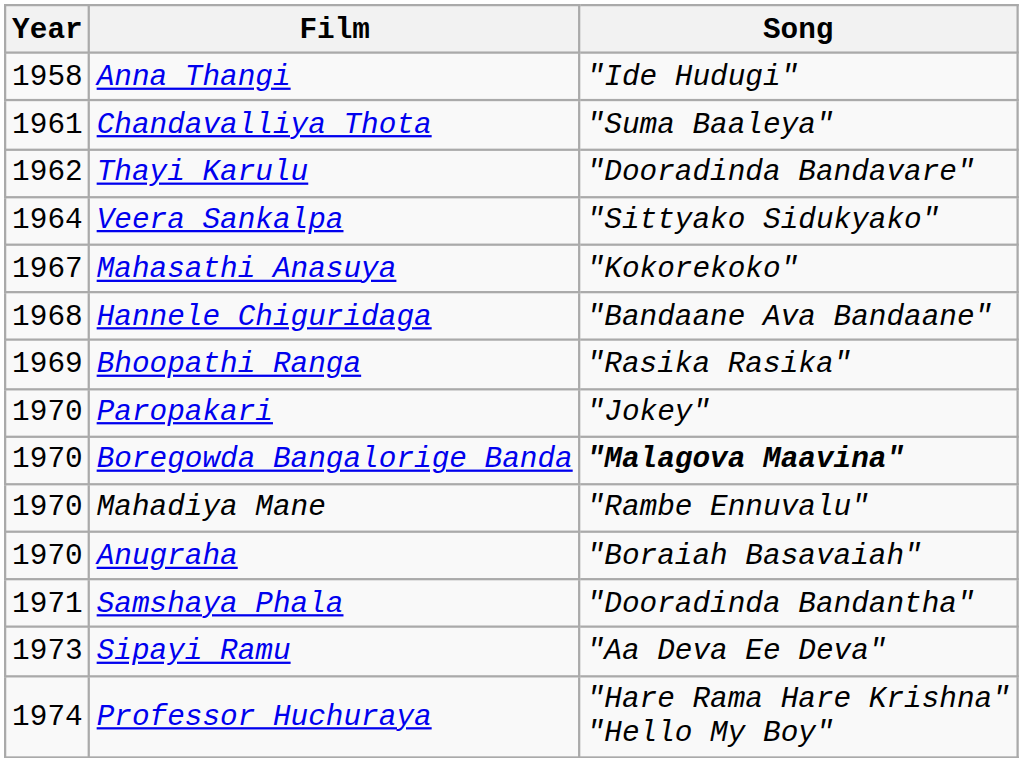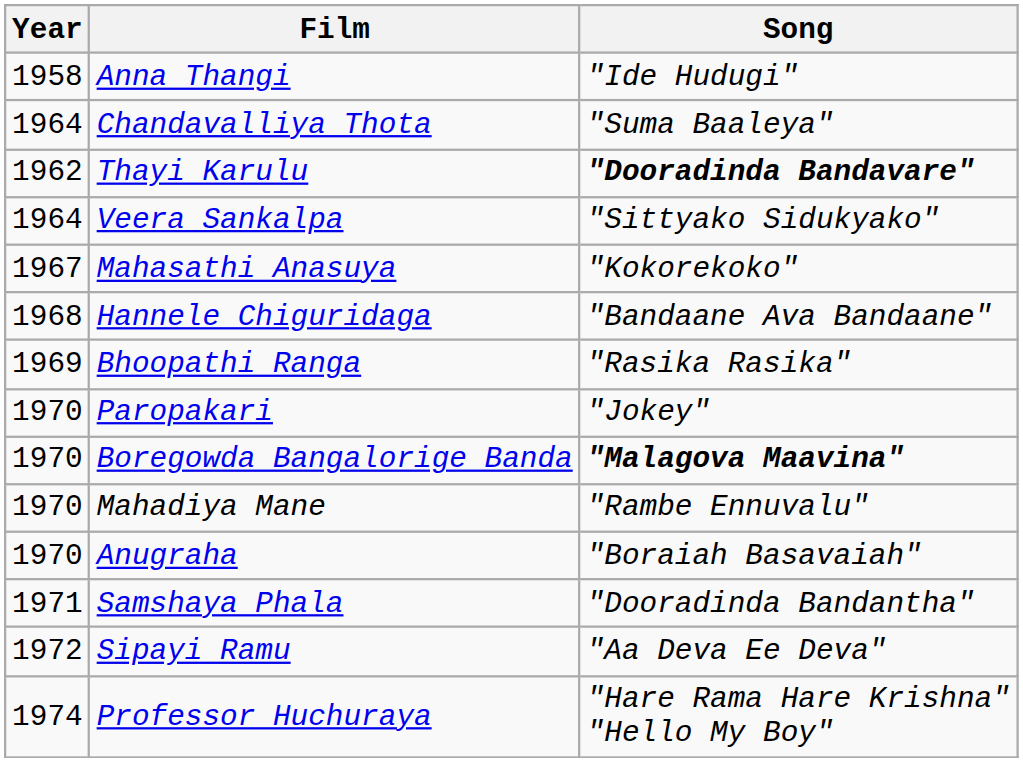(47, 125) 1961 -> (47, 125) 1964
(781, 173) normal -> (781, 173) bold
(47, 652) 1973 -> (47, 652) 1972
